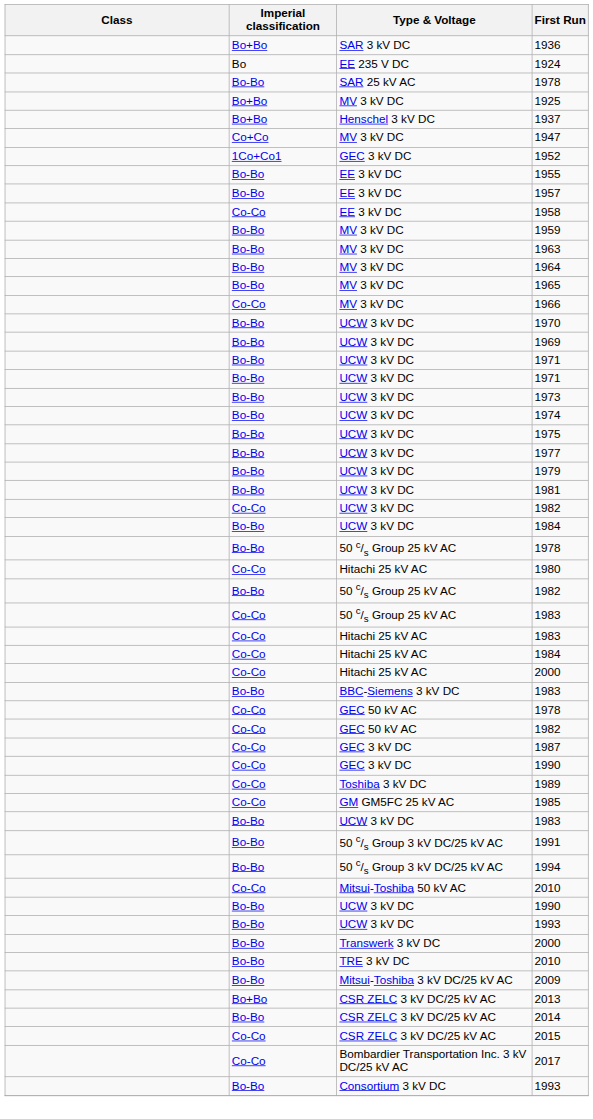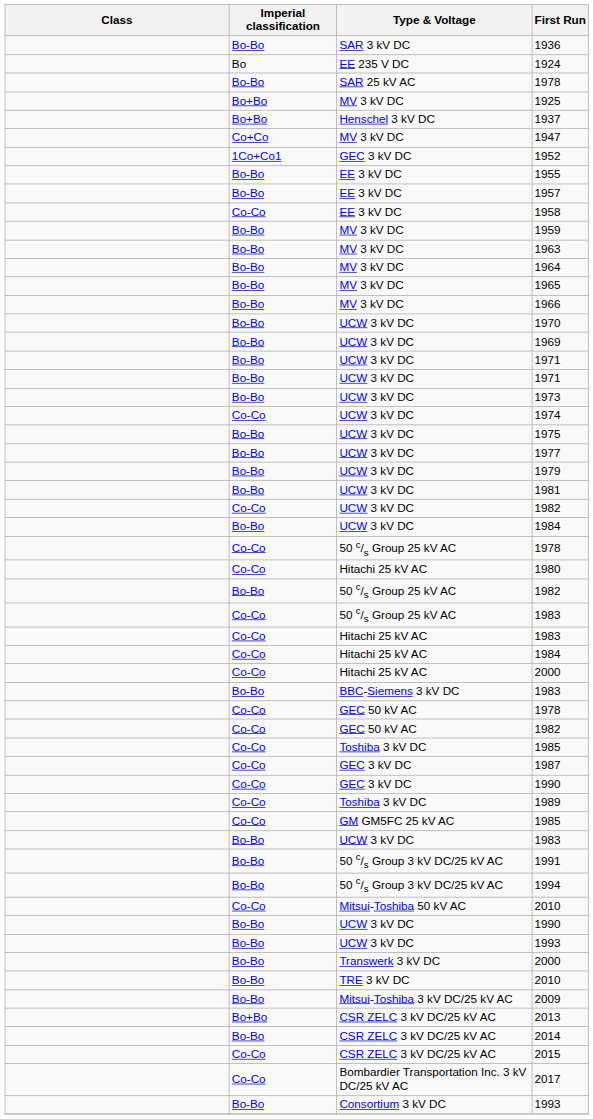(250, 45) Bo+Bo -> (248, 45) Bo-Bo
(249, 304) Co-Co -> (248, 304) Bo-Bo
(248, 415) Bo-Bo -> (249, 415) Co-Co
(248, 548) Bo-Bo -> (249, 548) Co-Co
+ row: (383, 747)
